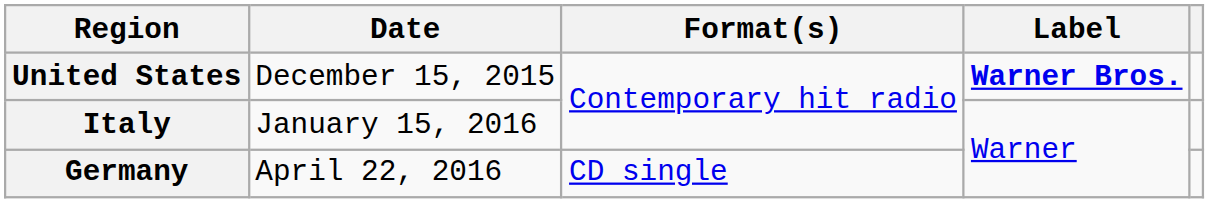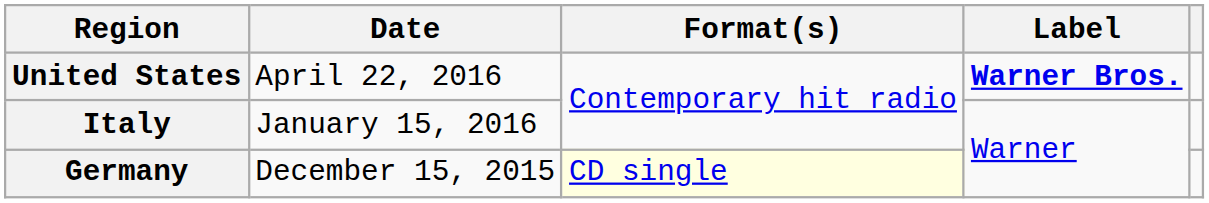(405, 77) December 15, 2015 -> (379, 77) April 22, 2016
(379, 173) April 22, 2016 -> (405, 173) December 15, 2015
(648, 173) no background -> (648, 173) lightyellow background
